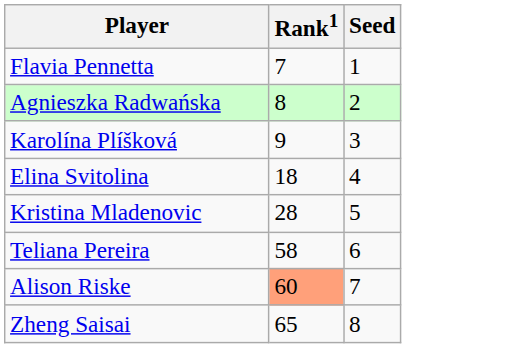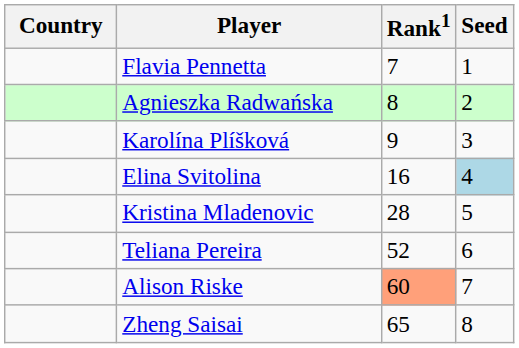+ column: (61, 26)
(286, 176) 18 -> (398, 176) 16
(355, 176) no background -> (467, 176) lightblue background
(286, 249) 58 -> (398, 249) 52
